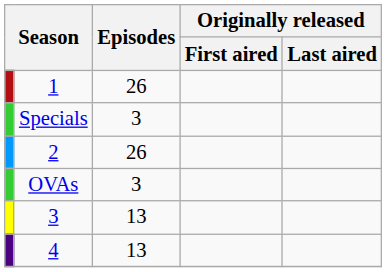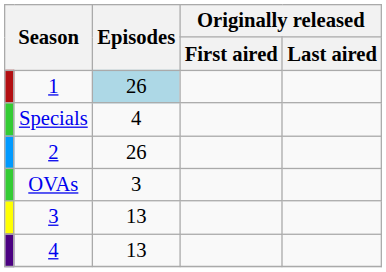(136, 86) no background -> (136, 86) lightblue background
(136, 119) 3 -> (136, 119) 4
